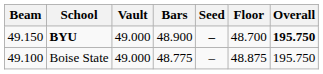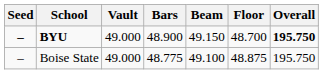columns swapped: (212, 15) <-> (25, 15)
